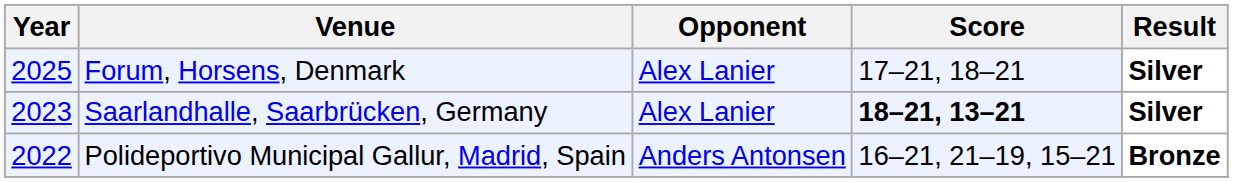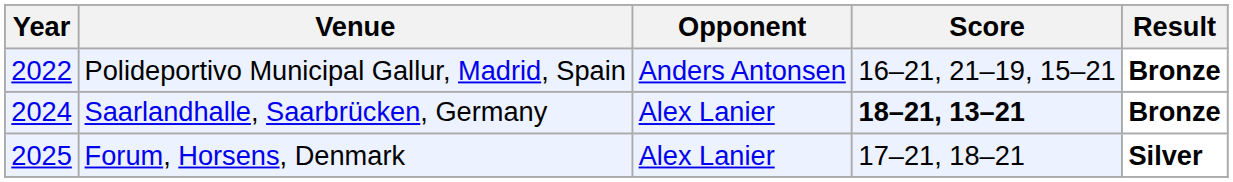rows swapped: (355, 156) <-> (245, 70)
(42, 113) 2023 -> (42, 113) 2024
(1165, 113) Silver -> (1175, 113) Bronze
